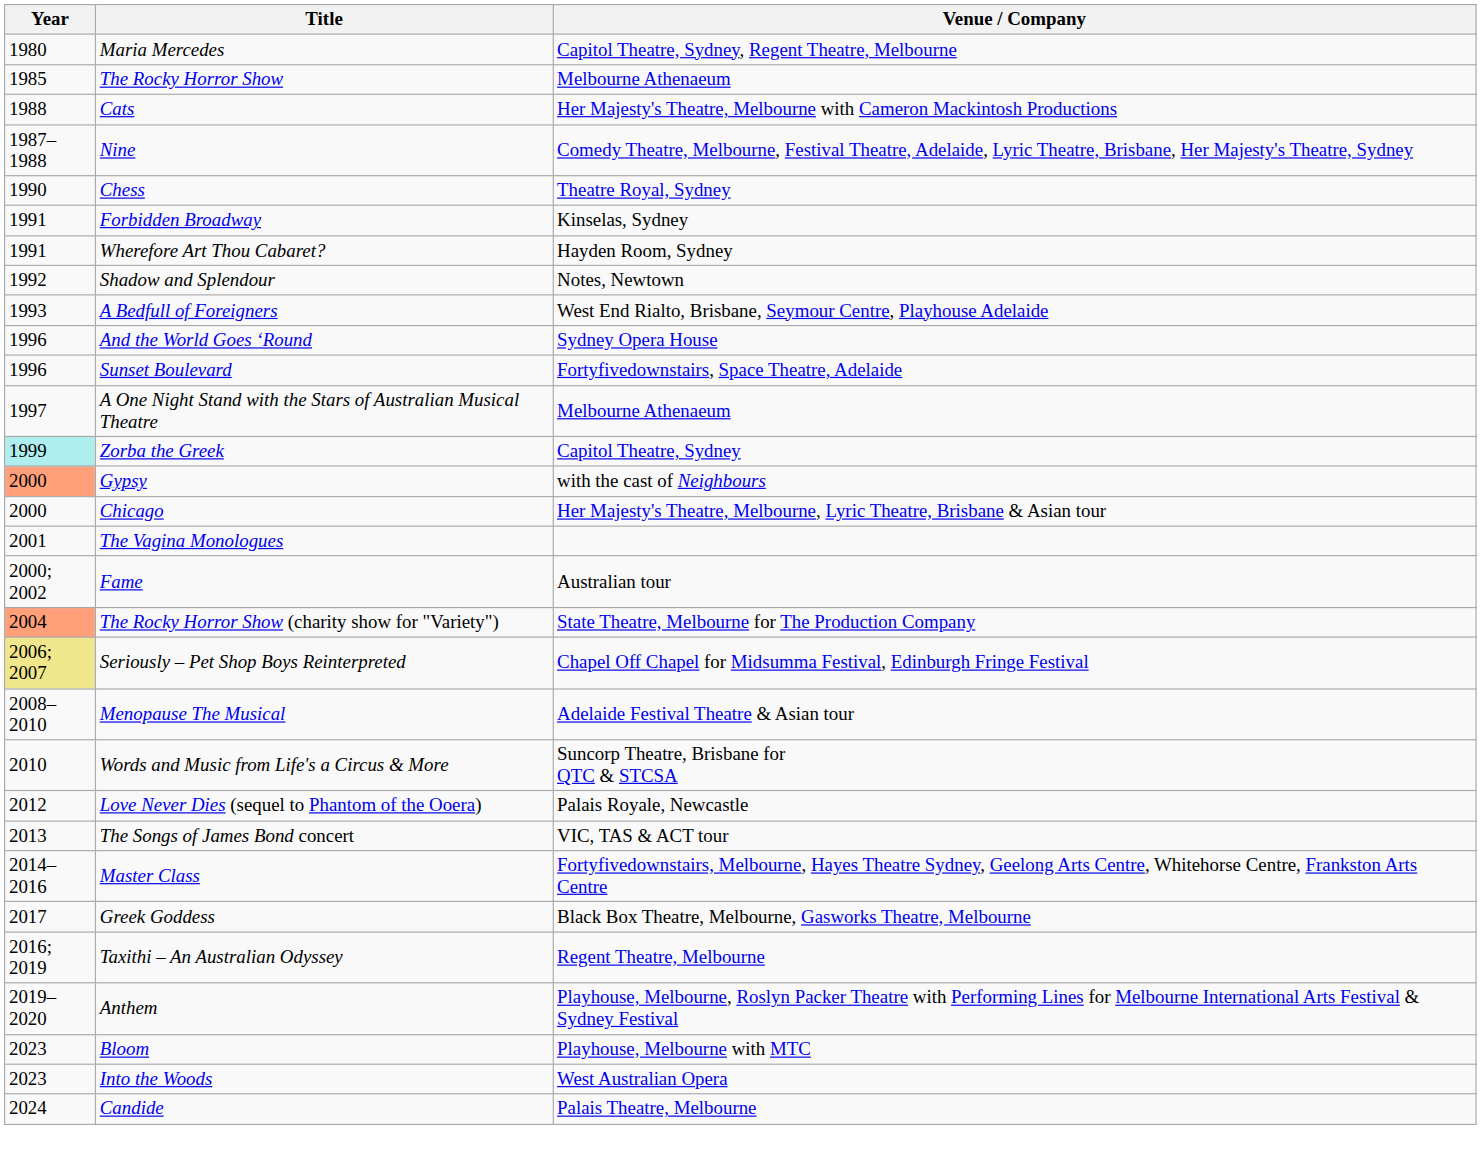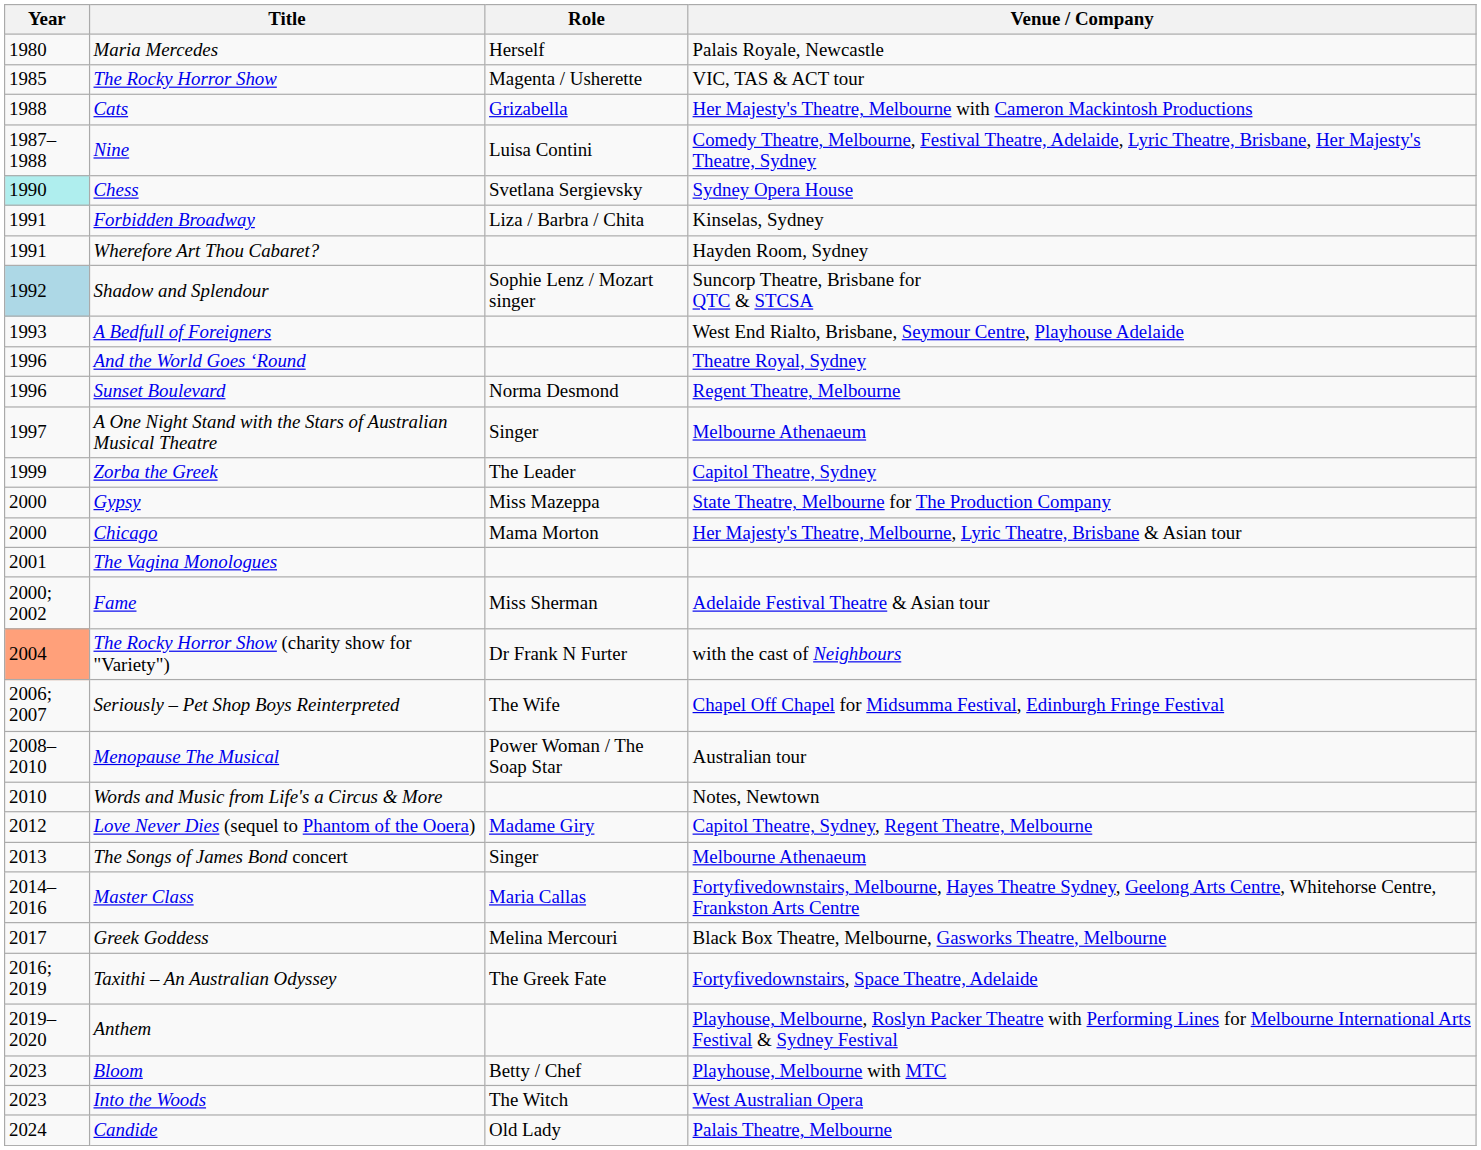+ column: (586, 19)
(757, 49) Capitol Theatre, Sydney, Regent Theatre, Melbourne -> (788, 49) Palais Royale, Newcastle
(644, 79) Melbourne Athenaeum -> (778, 79) VIC, TAS & ACT tour
(28, 190) no background -> (28, 190) paleturquoise background
(644, 190) Theatre Royal, Sydney -> (773, 190) Sydney Opera House
(28, 280) no background -> (28, 290) lightblue background
(621, 280) Notes, Newtown -> (807, 290) Suncorp Theatre, Brisbane for QTC & STCSA
(637, 340) Sydney Opera House -> (779, 361) Theatre Royal, Sydney
(730, 370) Fortyfivedownstairs, Space Theatre, Adelaide -> (796, 391) Regent Theatre, Melbourne
(28, 451) paleturquoise background -> (28, 472) no background
(28, 481) lightsalmon background -> (28, 502) no background
(661, 481) with the cast of Neighbours -> (902, 502) State Theatre, Melbourne for The Production Company
(614, 581) Australian tour -> (841, 602) Adelaide Festival Theatre & Asian tour
(766, 622) State Theatre, Melbourne for The Production Company -> (797, 654) with the cast of Neighbours
(30, 662) khaki background -> (30, 705) no background
(706, 713) Adelaide Festival Theatre & Asian tour -> (749, 756) Australian tour
(671, 765) Suncorp Theatre, Brisbane for QTC & STCSA -> (756, 796) Notes, Newtown
(653, 805) Palais Royale, Newcastle -> (892, 826) Capitol Theatre, Sydney, Regent Theatre, Melbourne
(643, 835) VIC, TAS & ACT tour -> (779, 856) Melbourne Athenaeum
(661, 957) Regent Theatre, Melbourne -> (865, 978) Fortyfivedownstairs, Space Theatre, Adelaide
